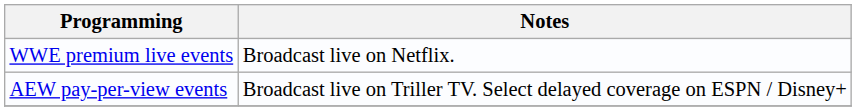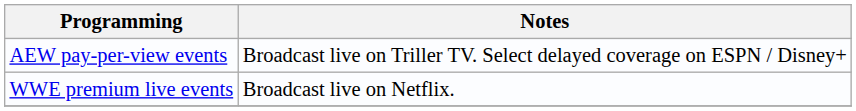rows swapped: (118, 89) <-> (121, 55)
